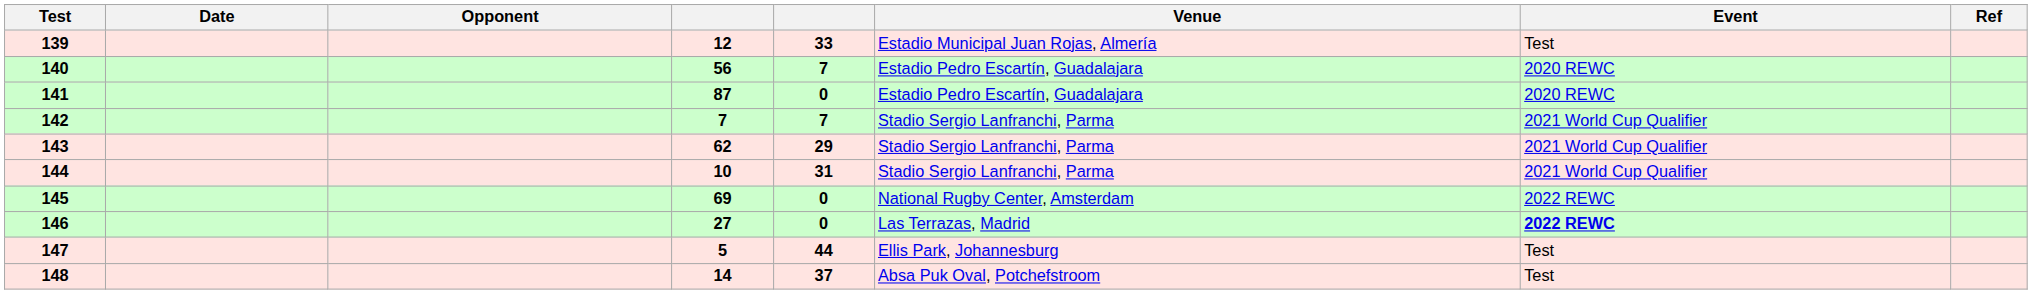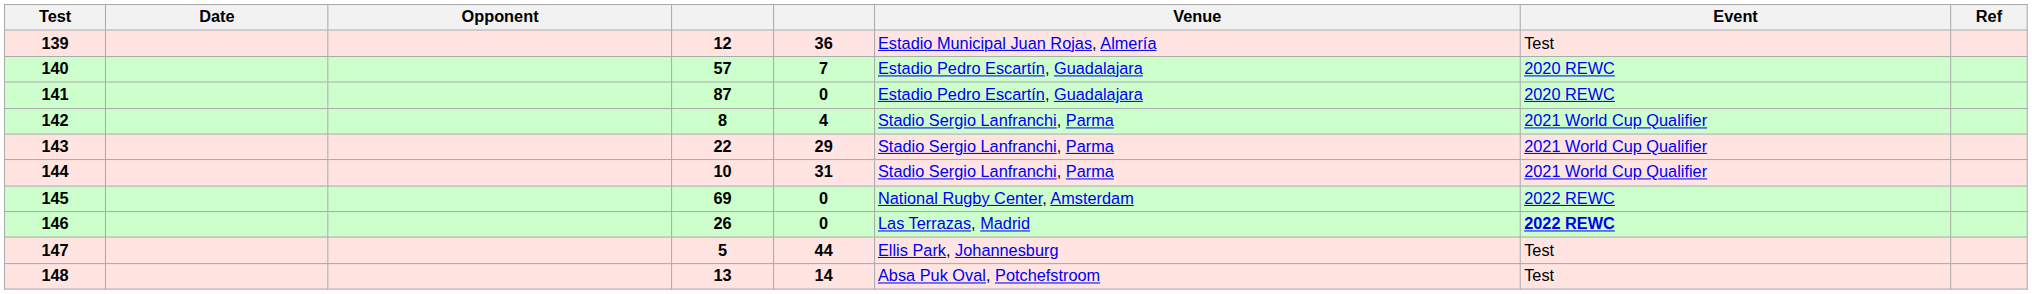(824, 43) 33 -> (824, 43) 36
(723, 69) 56 -> (723, 69) 57
(723, 120) 7 -> (723, 120) 8
(824, 120) 7 -> (824, 120) 4
(723, 146) 62 -> (723, 146) 22
(723, 224) 27 -> (723, 224) 26
(723, 276) 14 -> (723, 276) 13
(824, 276) 37 -> (824, 276) 14
